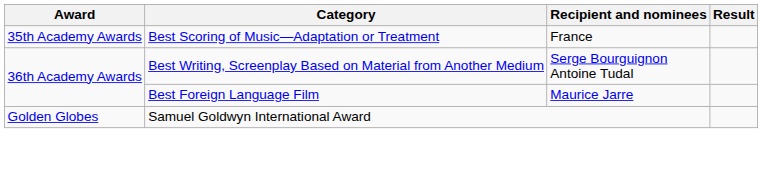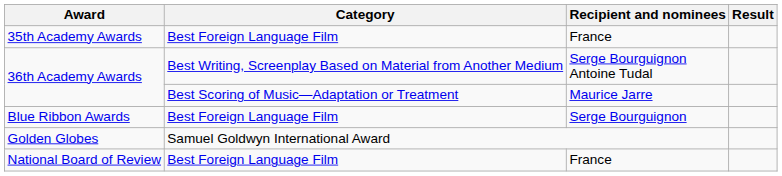(294, 36) Best Scoring of Music—Adaptation or Treatment -> (253, 36) Best Foreign Language Film
(234, 95) Best Foreign Language Film -> (313, 95) Best Scoring of Music—Adaptation or Treatment
+ row: (69, 116)
+ row: (84, 159)
